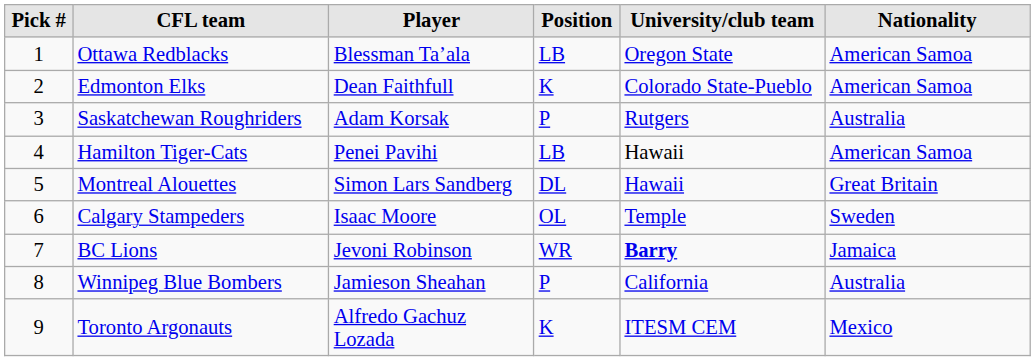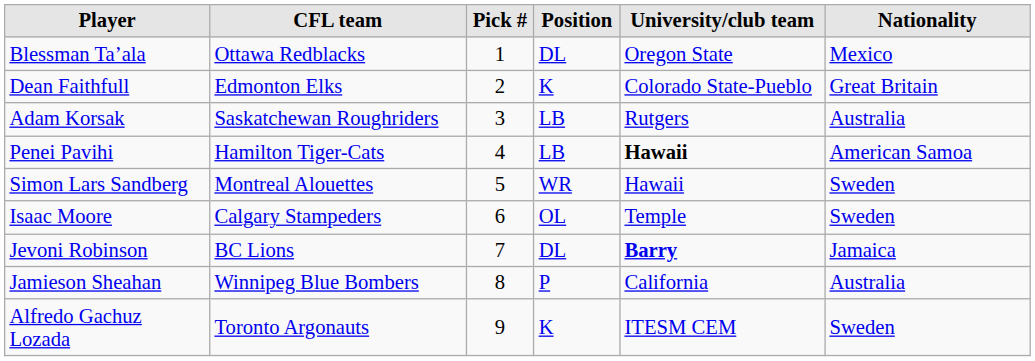columns swapped: (39, 20) <-> (431, 20)
(552, 53) LB -> (552, 53) DL
(901, 53) American Samoa -> (861, 53) Mexico
(901, 86) American Samoa -> (884, 86) Great Britain
(544, 119) P -> (552, 119) LB
(654, 151) normal -> (656, 151) bold
(552, 184) DL -> (555, 184) WR
(884, 184) Great Britain -> (862, 184) Sweden
(555, 250) WR -> (552, 250) DL
(861, 327) Mexico -> (862, 327) Sweden
